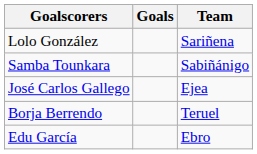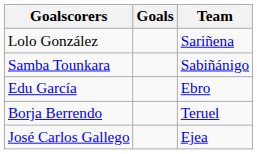rows swapped: (69, 88) <-> (42, 137)
